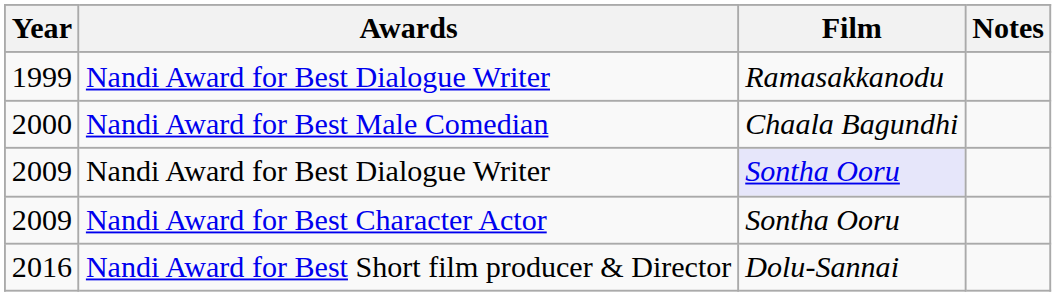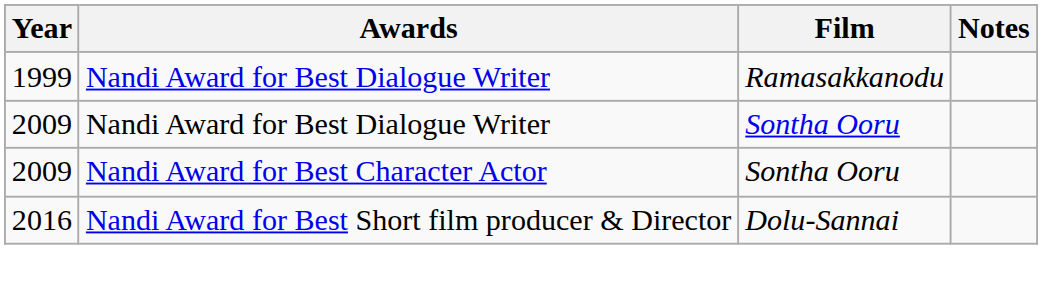- row: (42, 123)
(823, 171) lavender background -> (823, 123) no background
